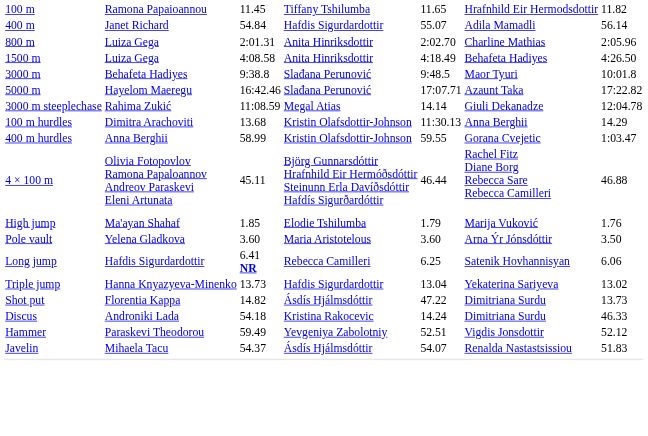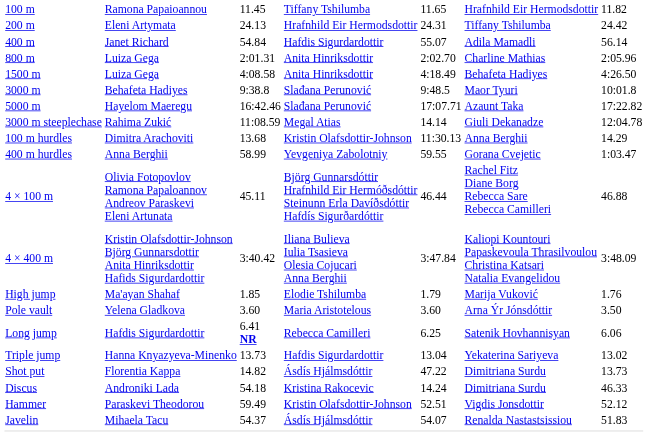+ row: (20, 25)
(348, 138) Kristin Olafsdottir-Johnson -> (336, 154) Yevgeniya Zabolotniy
+ row: (29, 258)
(336, 332) Yevgeniya Zabolotniy -> (348, 404) Kristin Olafsdottir-Johnson
